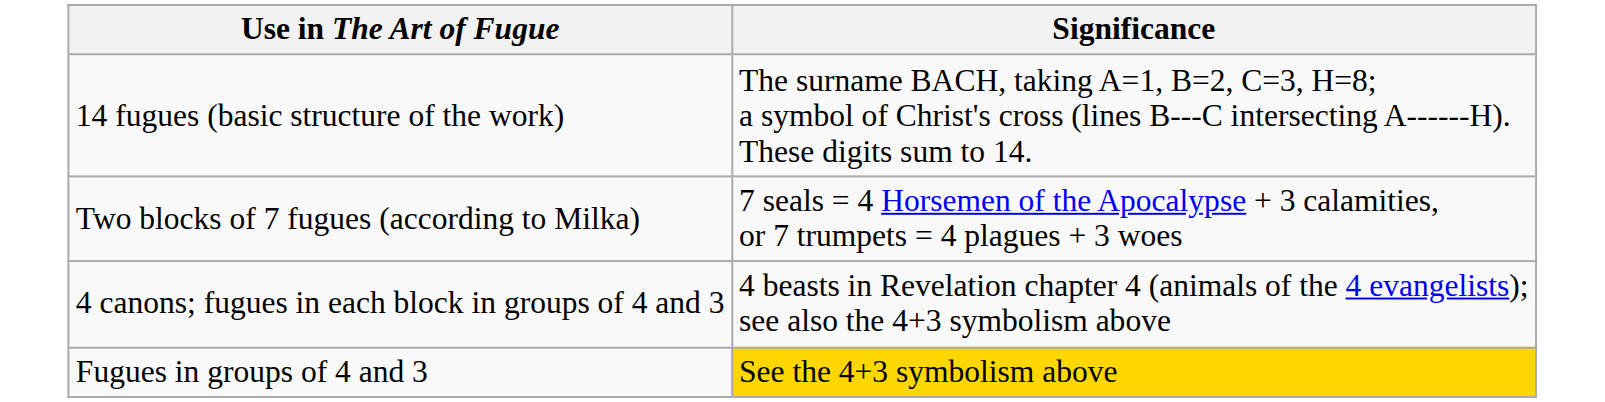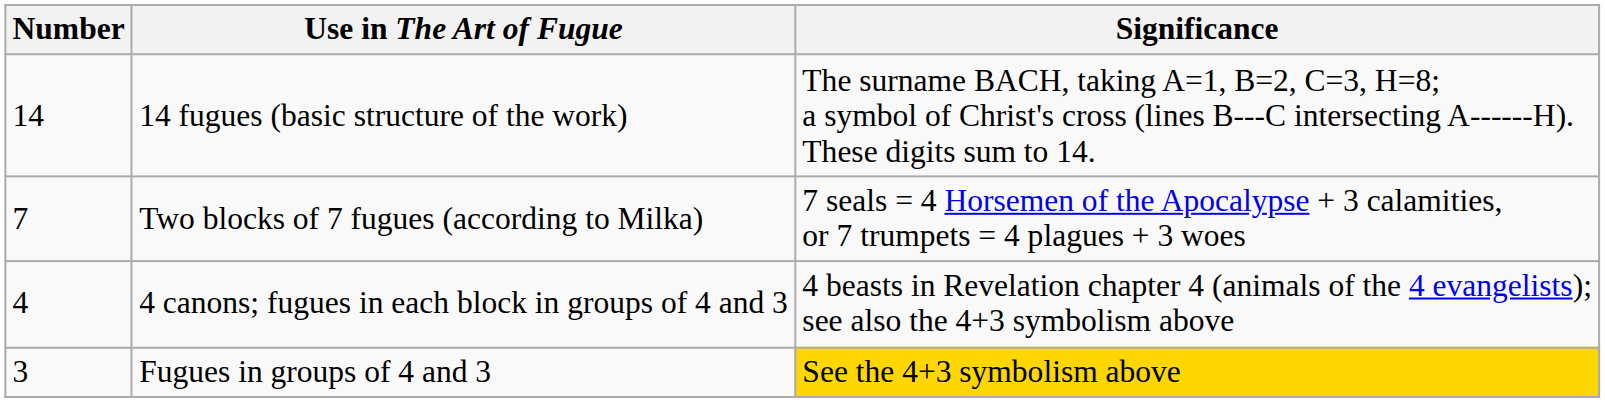+ column: (69, 29)
